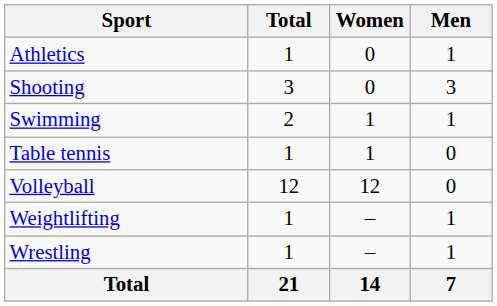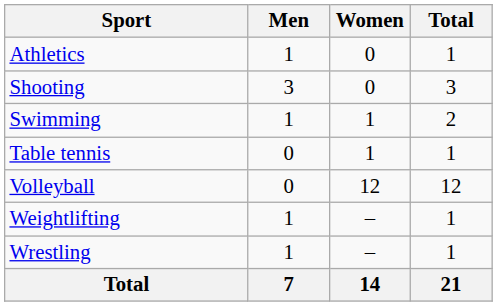columns swapped: (451, 20) <-> (289, 20)
